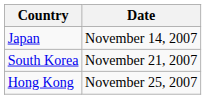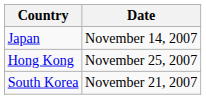rows swapped: (43, 60) <-> (41, 82)
